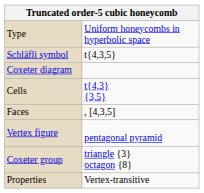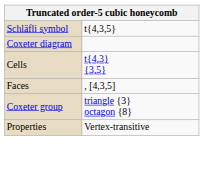- row: (16, 33)
- row: (32, 133)
